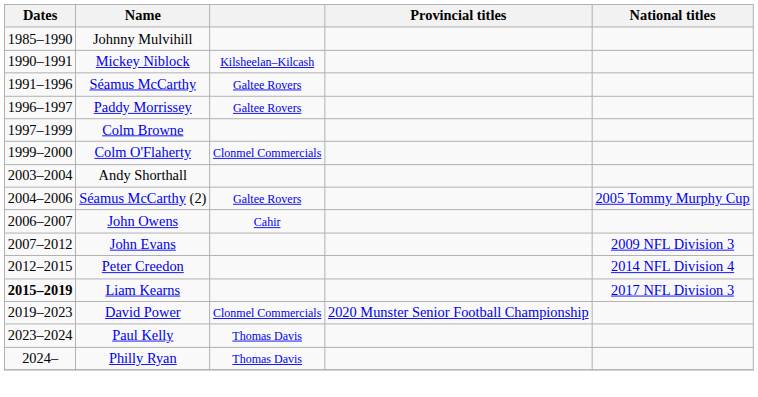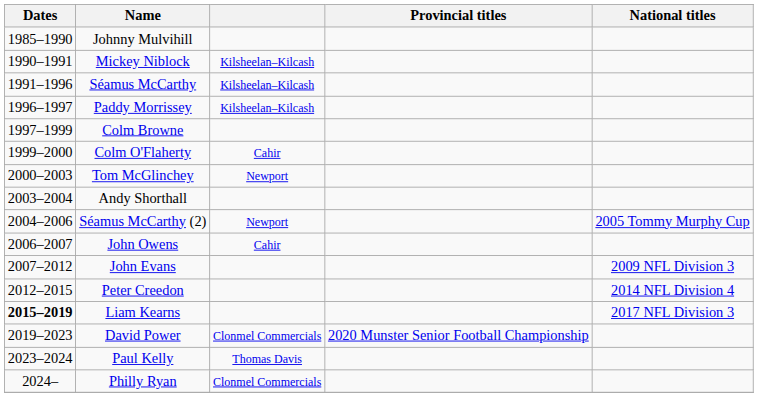(267, 85) Galtee Rovers -> (267, 85) Kilsheelan–Kilcash
(267, 108) Galtee Rovers -> (267, 108) Kilsheelan–Kilcash
(267, 153) Clonmel Commercials -> (267, 153) Cahir
+ row: (143, 175)
(267, 199) Galtee Rovers -> (267, 222) Newport
(267, 359) Thomas Davis -> (267, 382) Clonmel Commercials
